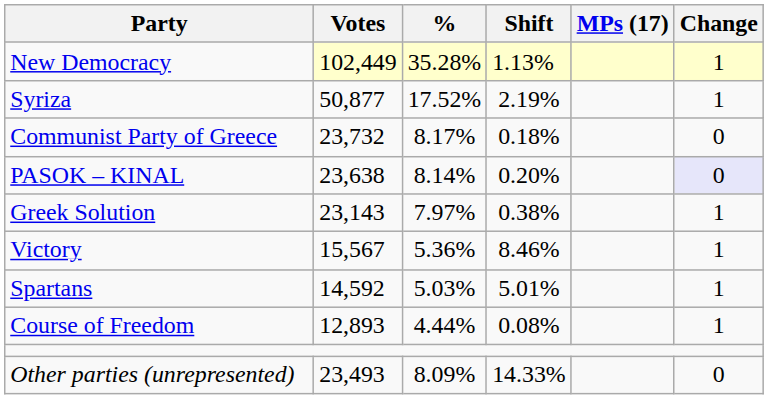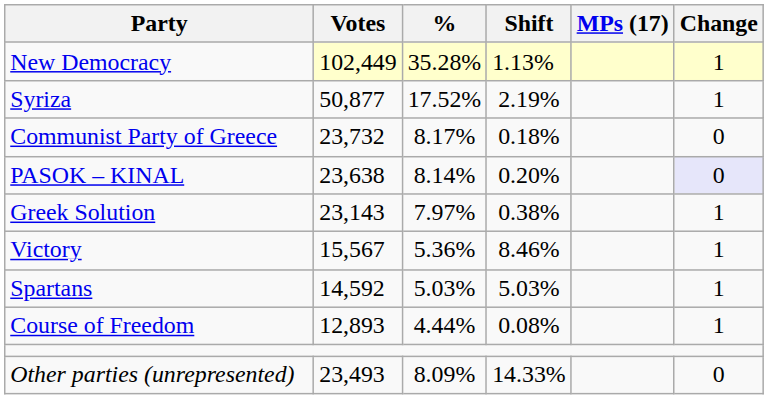(529, 288) 5.01% -> (529, 288) 5.03%
